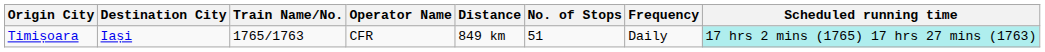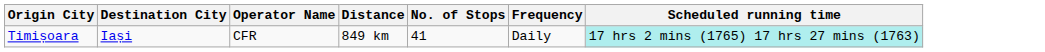- column: (288, 15)
(535, 37) 51 -> (419, 37) 41
